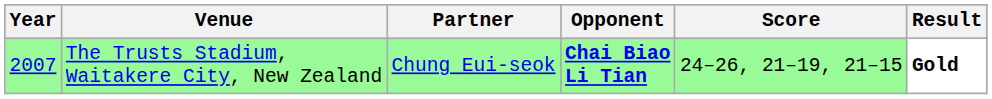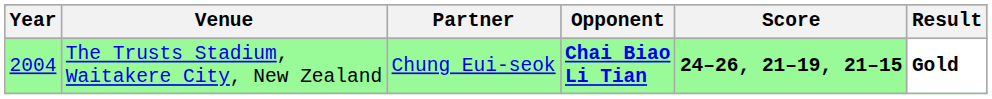(33, 65) 2007 -> (33, 65) 2004
(791, 65) normal -> (791, 65) bold
